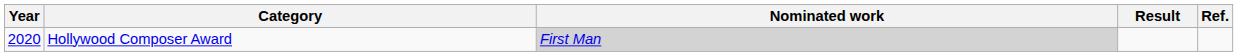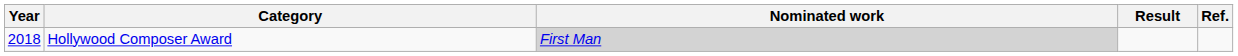(24, 39) 2020 -> (24, 39) 2018
